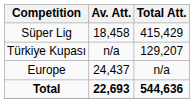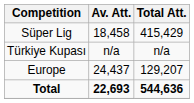(162, 51) 129,207 -> (162, 51) n/a
(162, 70) n/a -> (162, 70) 129,207
